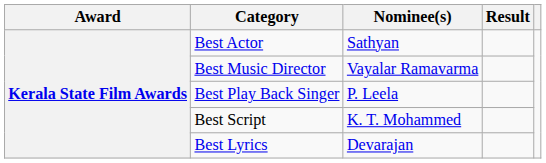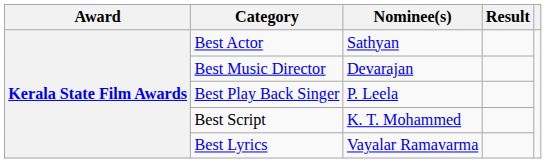(413, 68) Vayalar Ramavarma -> (380, 68) Devarajan
(380, 145) Devarajan -> (413, 145) Vayalar Ramavarma
